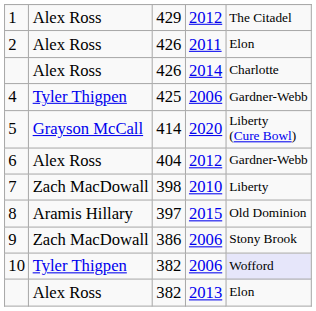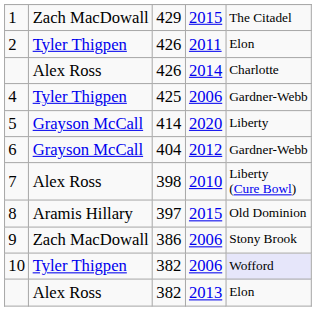(67, 17) Alex Ross -> (91, 17) Zach MacDowall
(206, 17) 2012 -> (206, 17) 2015
(67, 44) Alex Ross -> (80, 44) Tyler Thigpen
(263, 128) Liberty (Cure Bowl) -> (249, 123) Liberty
(67, 160) Alex Ross -> (88, 149) Grayson McCall
(91, 187) Zach MacDowall -> (67, 181) Alex Ross
(249, 187) Liberty -> (263, 181) Liberty (Cure Bowl)
